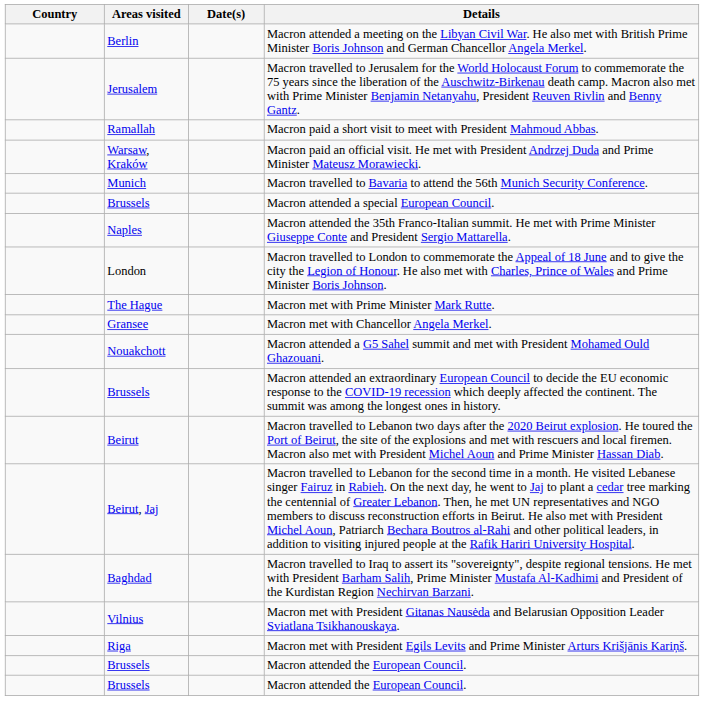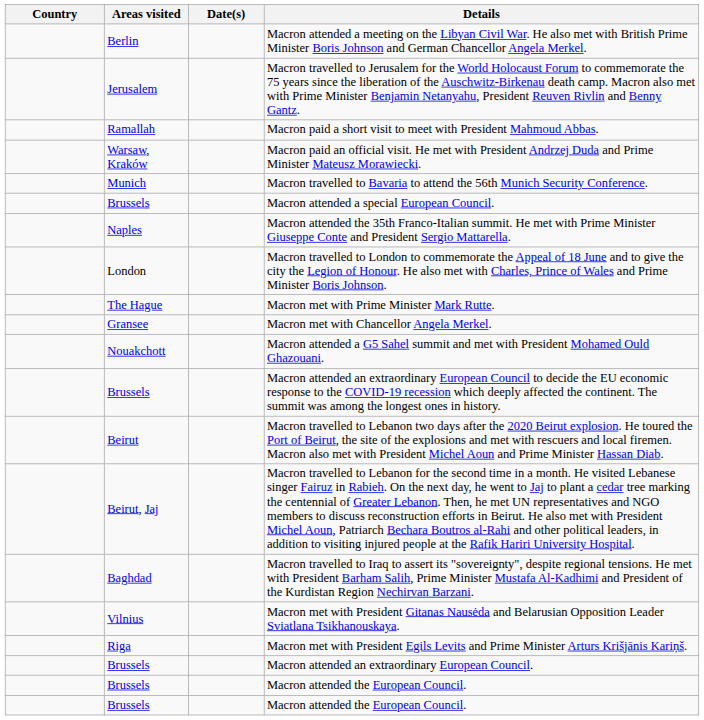+ row: (128, 665)
